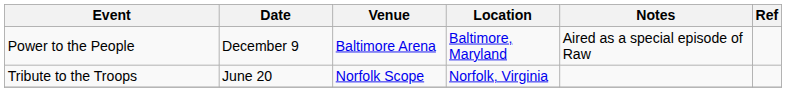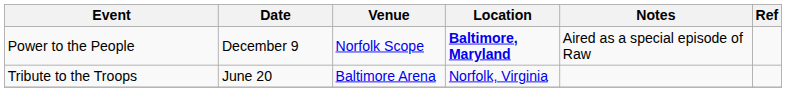(386, 45) Baltimore Arena -> (380, 45) Norfolk Scope
(481, 45) normal -> (483, 45) bold
(380, 76) Norfolk Scope -> (386, 76) Baltimore Arena
